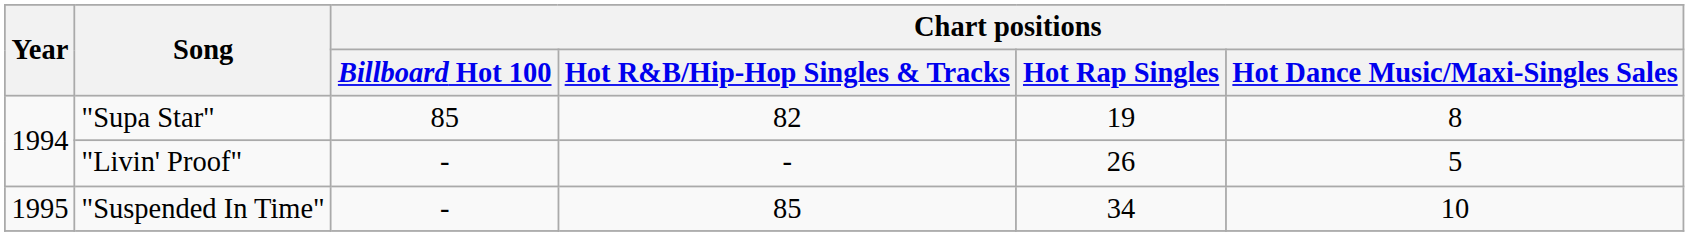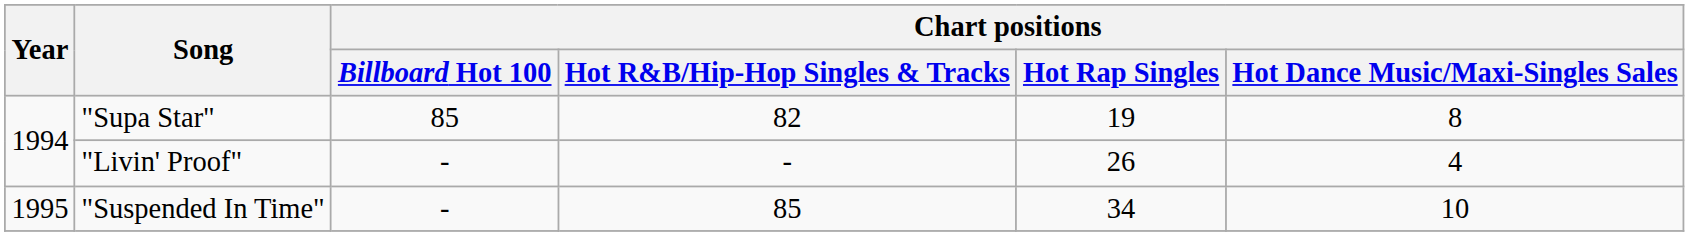(1455, 162) 5 -> (1455, 162) 4
